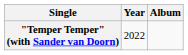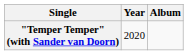(134, 35) 2022 -> (134, 35) 2020
